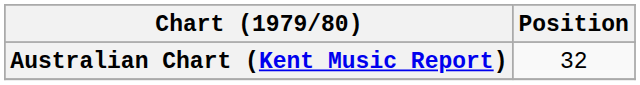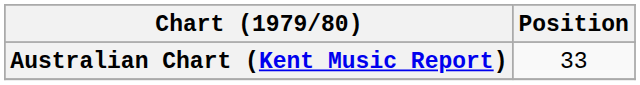(574, 61) 32 -> (574, 61) 33
